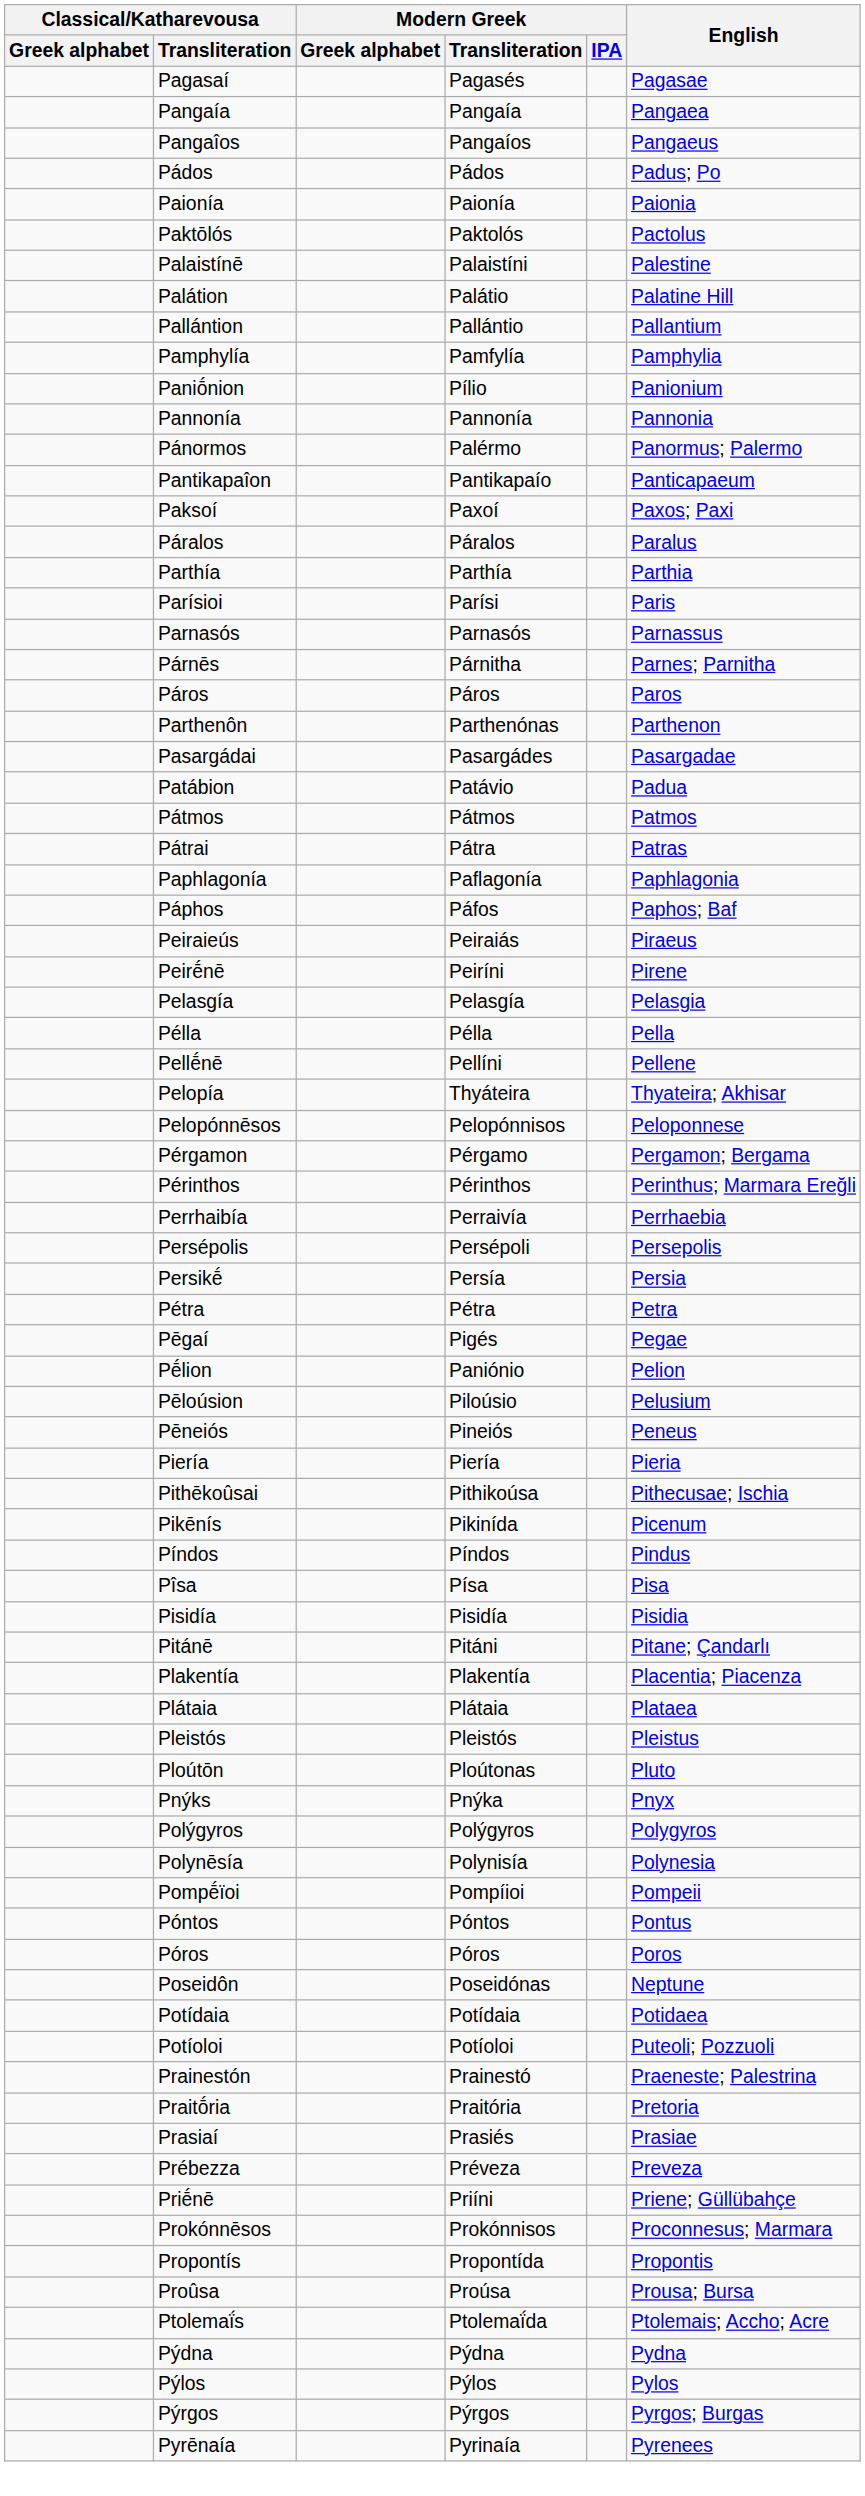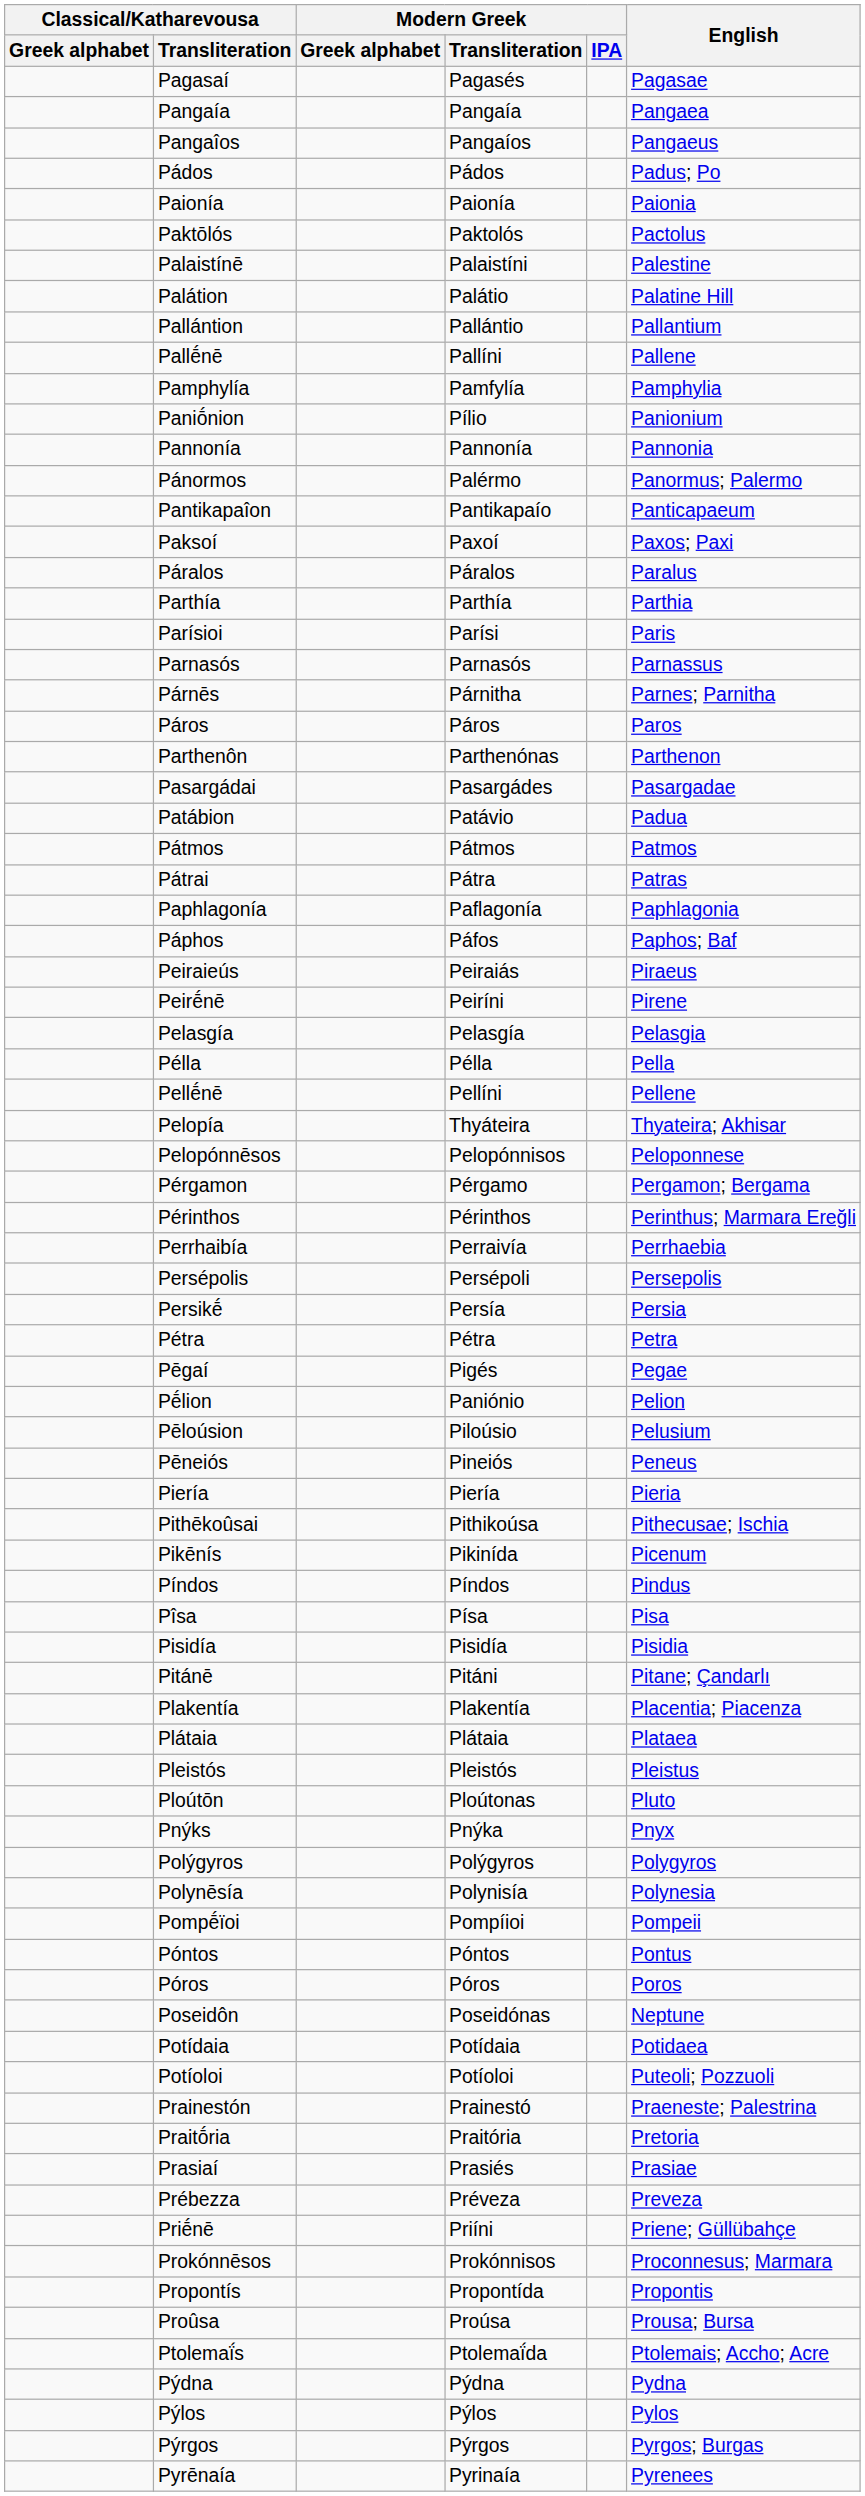+ row: (190, 357)
